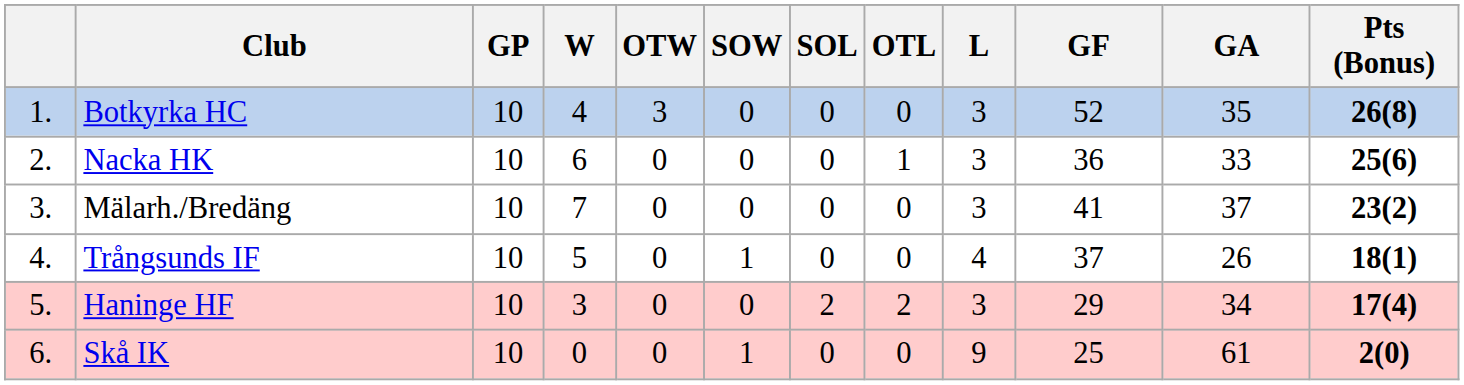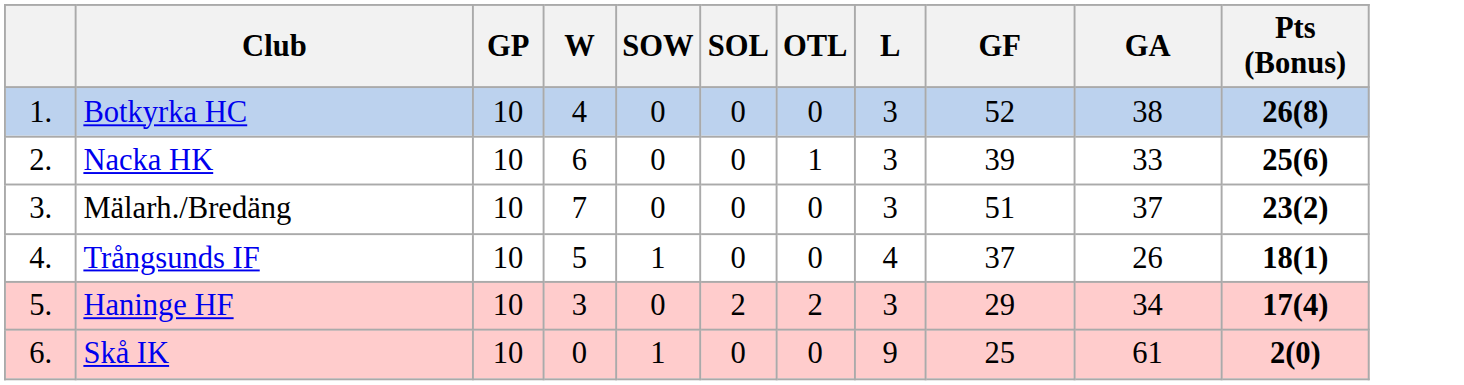- column: (660, 45)
(1236, 111) 35 -> (1148, 111) 38
(1089, 160) 36 -> (1000, 160) 39
(1089, 208) 41 -> (1000, 208) 51
